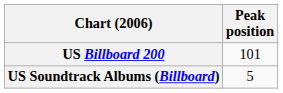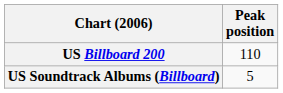(250, 54) 101 -> (250, 54) 110
